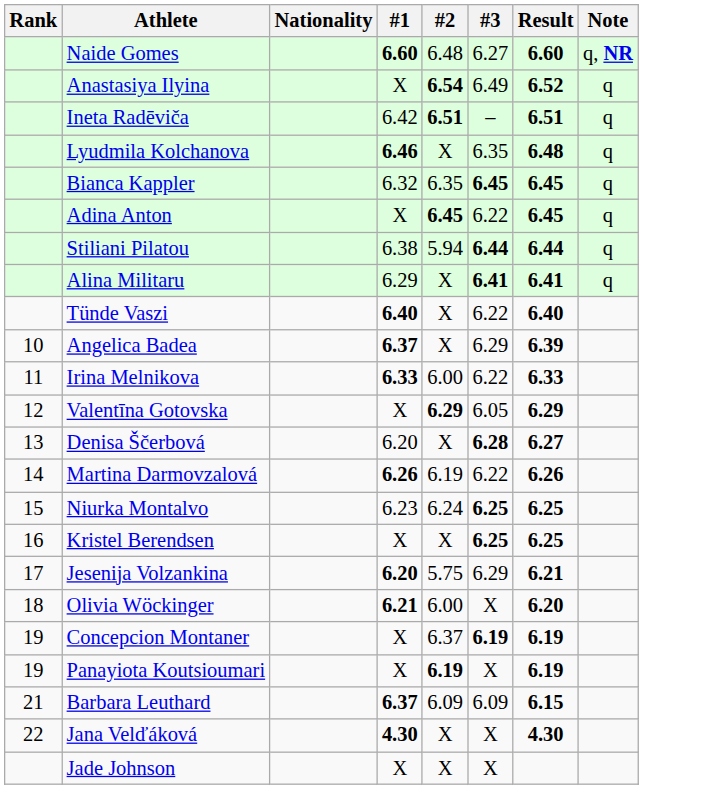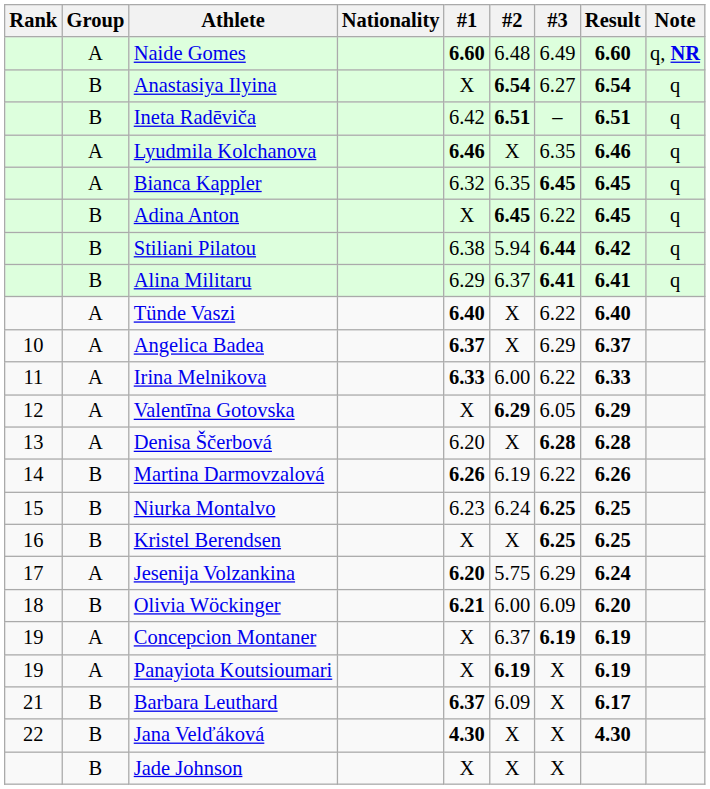+ column: (95, 20)
(490, 53) 6.27 -> (557, 53) 6.49
(490, 85) 6.49 -> (557, 85) 6.27
(546, 85) 6.52 -> (613, 85) 6.54
(546, 150) 6.48 -> (613, 150) 6.46
(546, 248) 6.44 -> (613, 248) 6.42
(445, 280) X -> (512, 280) 6.37
(546, 345) 6.39 -> (613, 345) 6.37
(546, 442) 6.27 -> (613, 442) 6.28
(546, 572) 6.21 -> (613, 572) 6.24
(490, 605) X -> (557, 605) 6.09
(490, 702) 6.09 -> (557, 702) X
(546, 702) 6.15 -> (613, 702) 6.17
